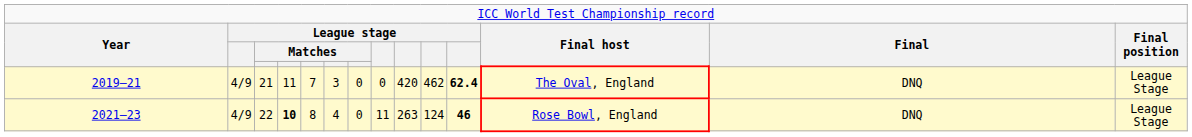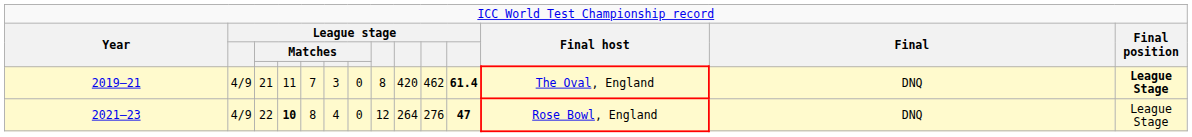(383, 83) 0 -> (383, 83) 8
(464, 83) 62.4 -> (464, 83) 61.4
(1151, 83) normal -> (1151, 83) bold
(383, 115) 11 -> (383, 115) 12
(407, 115) 263 -> (407, 115) 264
(434, 115) 124 -> (434, 115) 276
(464, 115) 46 -> (464, 115) 47
